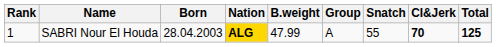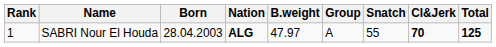(241, 32) gold background -> (241, 32) no background
(285, 32) 47.99 -> (285, 32) 47.97
